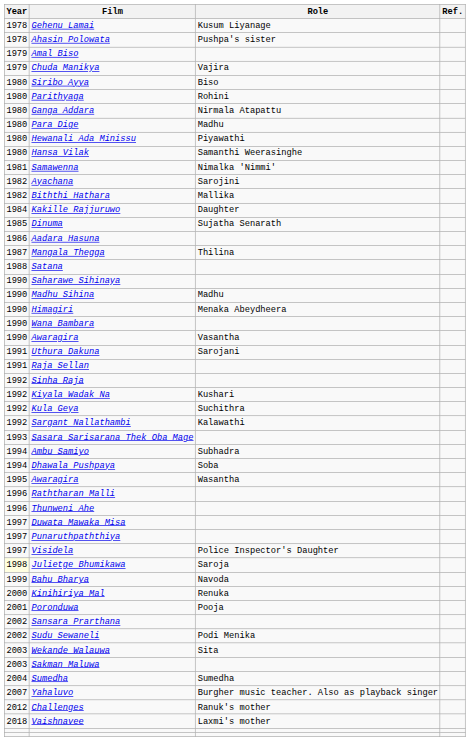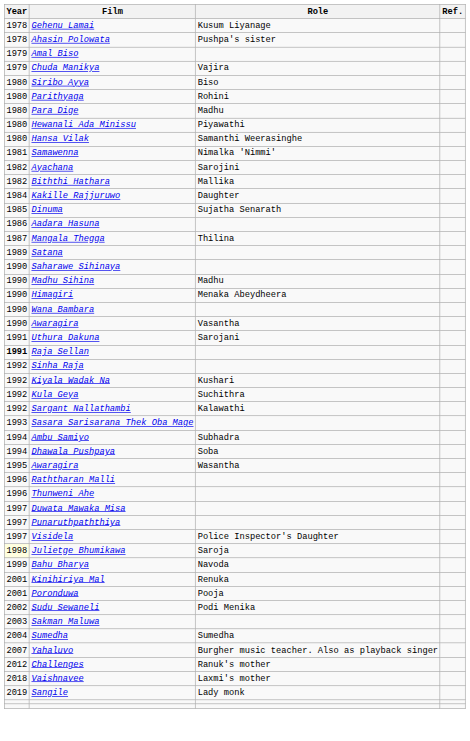- row: (63, 111)
(17, 267) 1988 -> (17, 253) 1989
(17, 366) normal -> (17, 352) bold
(17, 593) 2000 -> (17, 579) 2001
- row: (76, 622)
- row: (71, 650)
+ row: (50, 693)
